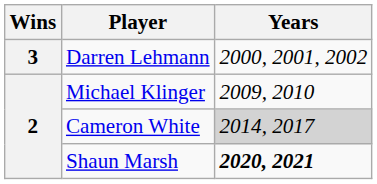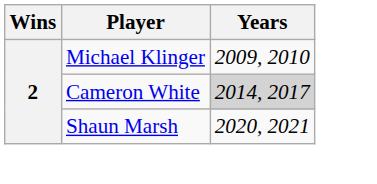- row: (138, 56)
(267, 161) bold -> (262, 126) normal
